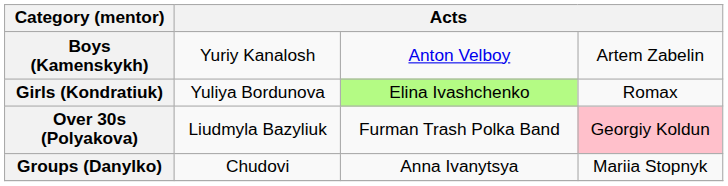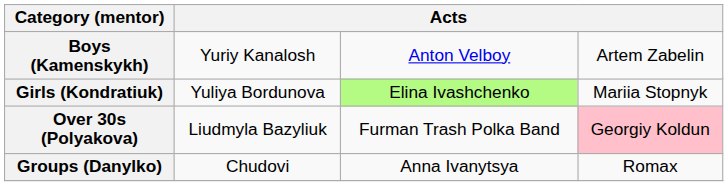(650, 92) Romax -> (650, 92) Mariia Stopnyk
(650, 166) Mariia Stopnyk -> (650, 166) Romax
